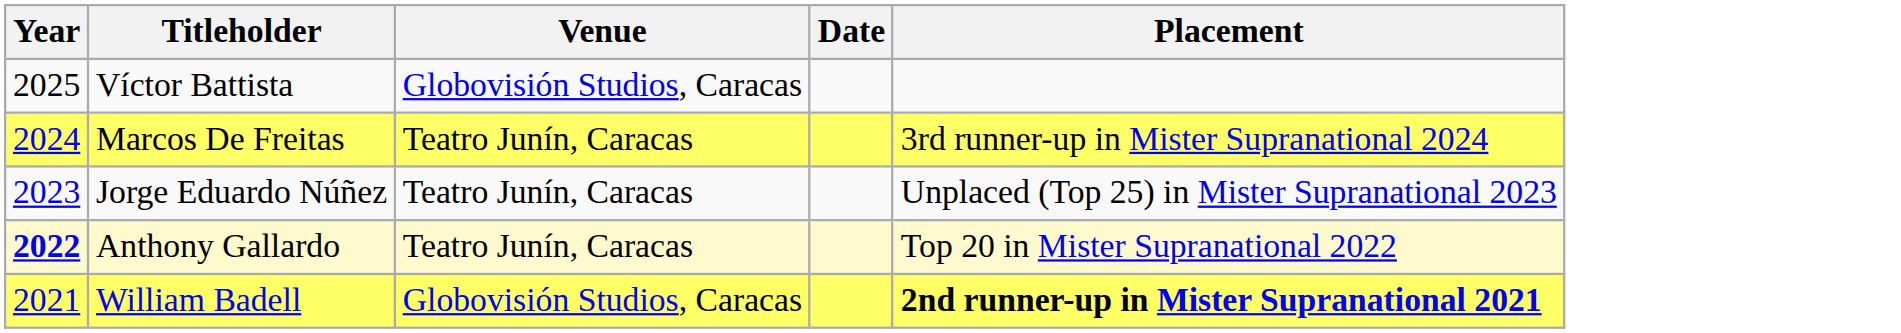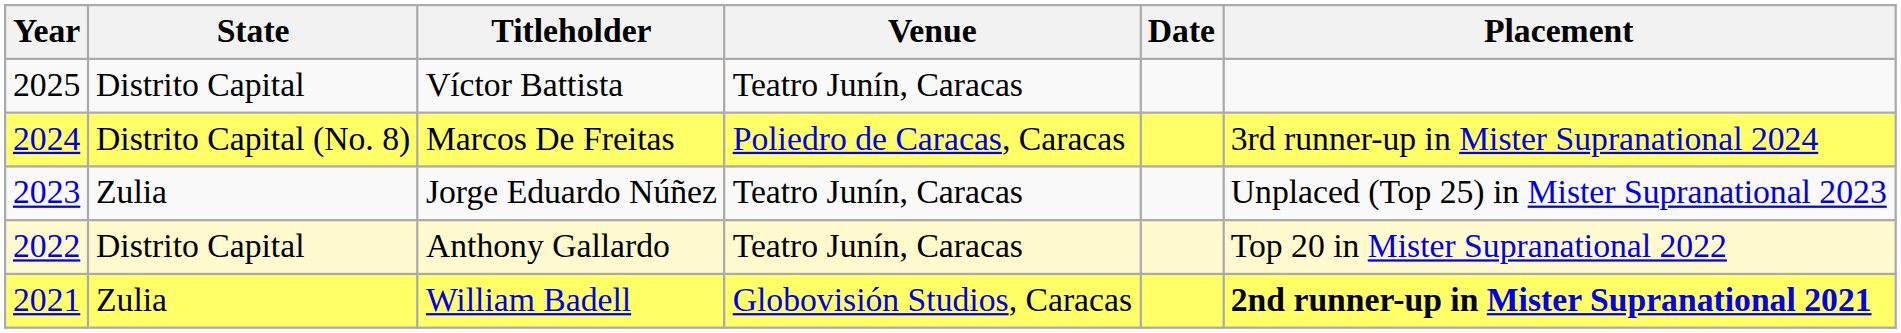+ column: (253, 31)
(602, 85) Globovisión Studios, Caracas -> (878, 85) Teatro Junín, Caracas
(548, 138) Teatro Junín, Caracas -> (929, 138) Poliedro de Caracas, Caracas
(47, 246) bold -> (47, 246) normal
